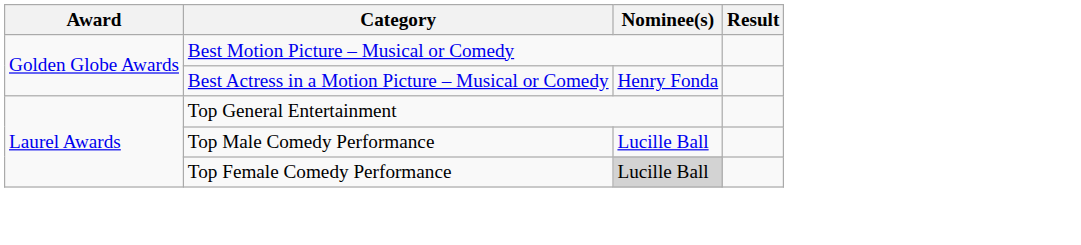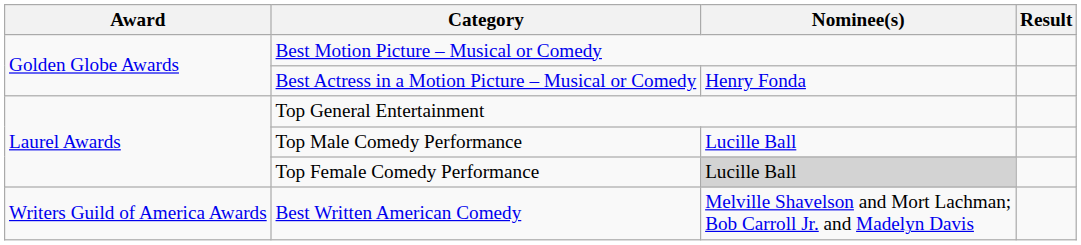+ row: (398, 213)
